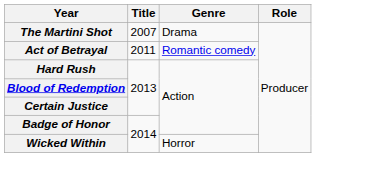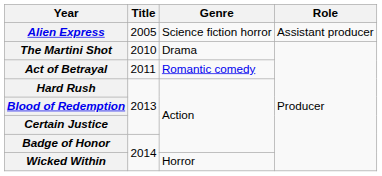+ row: (66, 32)
(144, 32) 2007 -> (144, 50) 2010
